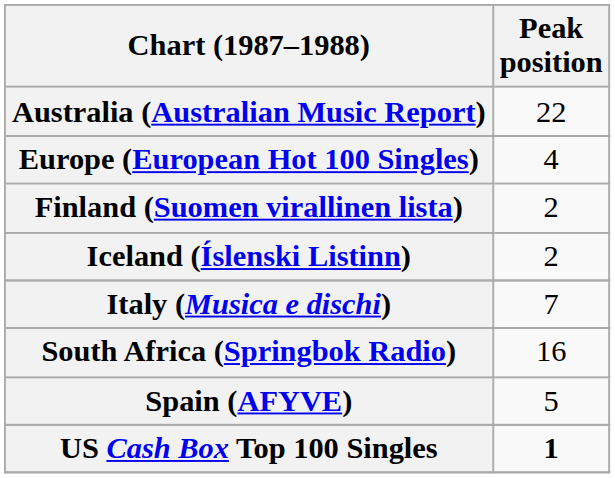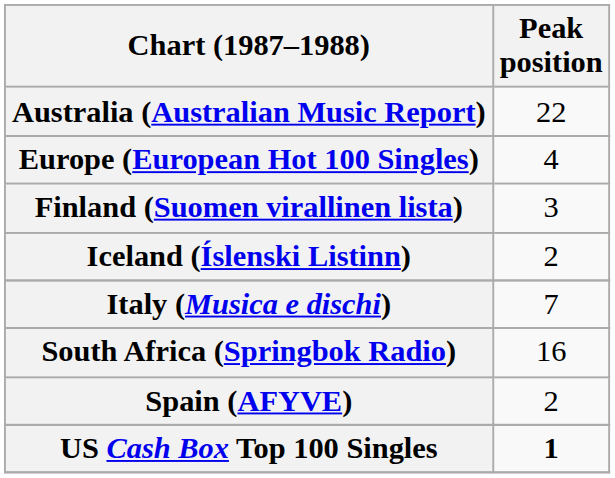(551, 207) 2 -> (551, 207) 3
(551, 400) 5 -> (551, 400) 2
